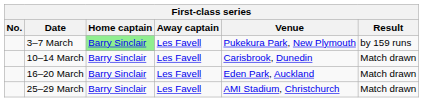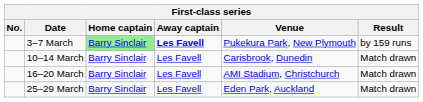(179, 43) normal -> (180, 43) bold
(269, 74) Eden Park, Auckland -> (281, 74) AMI Stadium, Christchurch
(281, 89) AMI Stadium, Christchurch -> (269, 89) Eden Park, Auckland
